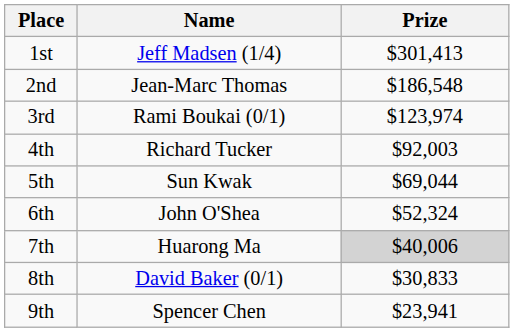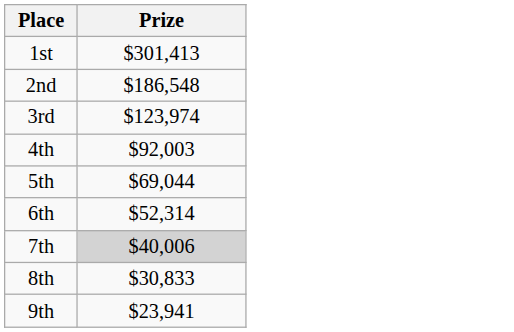- column: (209, 20)
(425, 213) $52,324 -> (162, 213) $52,314
